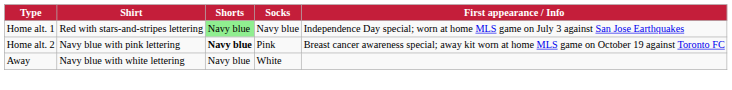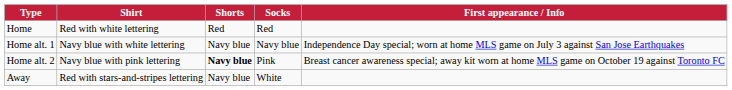+ row: (19, 28)
(131, 28) Red with stars-and-stripes lettering -> (122, 45) Navy blue with white lettering
(229, 28) lightgreen background -> (229, 45) no background
(122, 61) Navy blue with white lettering -> (131, 77) Red with stars-and-stripes lettering
